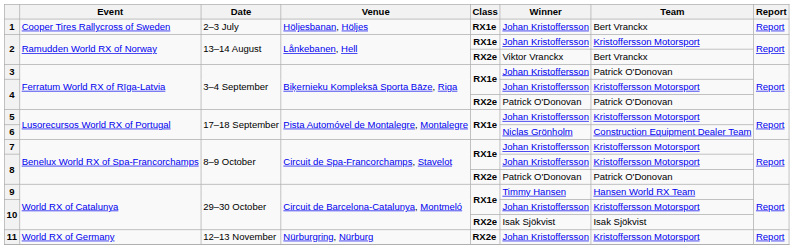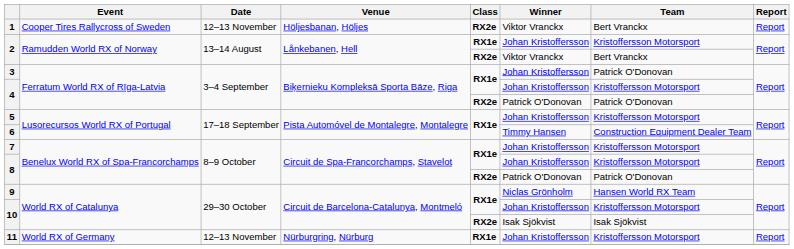(221, 26) 2–3 July -> (240, 26) 12–13 November
(484, 26) RX1e -> (484, 26) RX2e
(546, 26) Johan Kristoffersson -> (533, 26) Viktor Vranckx
(538, 131) Niclas Grönholm -> (534, 131) Timmy Hansen
(534, 192) Timmy Hansen -> (538, 192) Niclas Grönholm
(484, 237) RX2e -> (484, 237) RX1e
